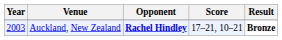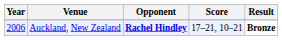(16, 28) 2003 -> (16, 28) 2006
